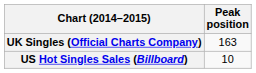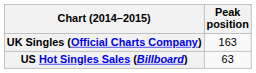(228, 59) 10 -> (228, 59) 63
